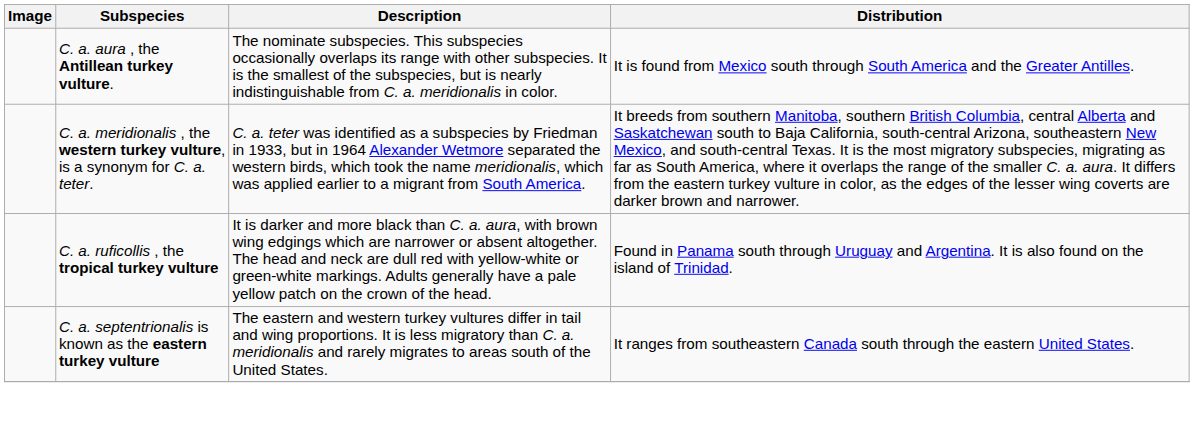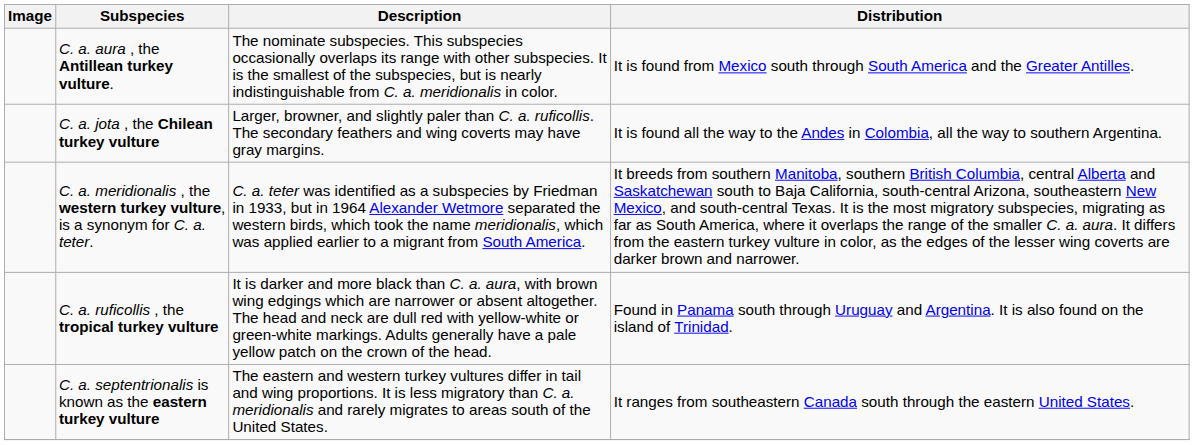+ row: (136, 133)
